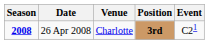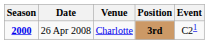(21, 30) 2008 -> (21, 30) 2000
